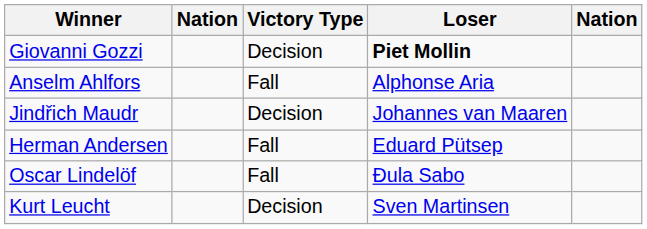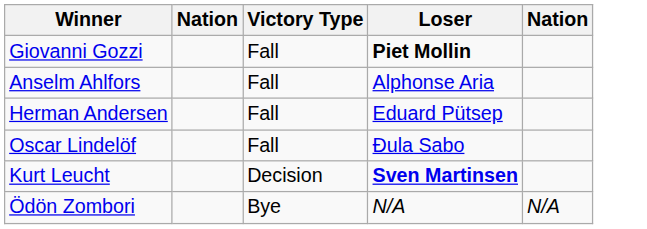(285, 51) Decision -> (263, 51) Fall
- row: (74, 113)
(441, 207) normal -> (445, 176) bold
+ row: (72, 207)
